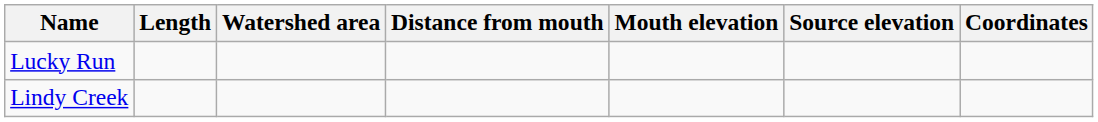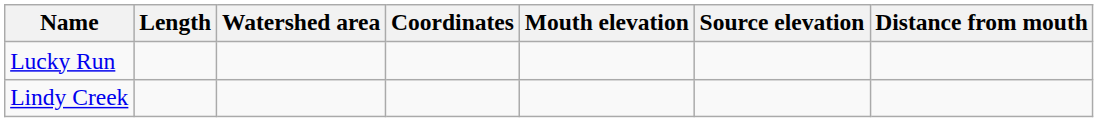columns swapped: (497, 23) <-> (1026, 23)
